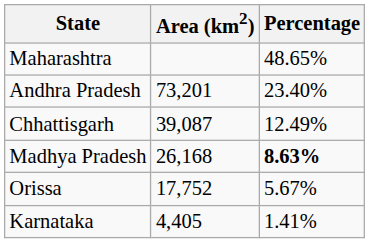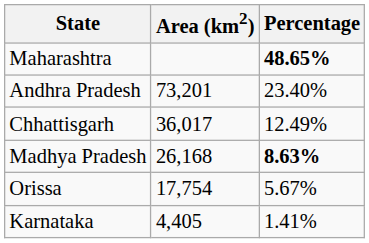(295, 58) normal -> (297, 58) bold
(184, 123) 39,087 -> (184, 123) 36,017
(184, 188) 17,752 -> (184, 188) 17,754
